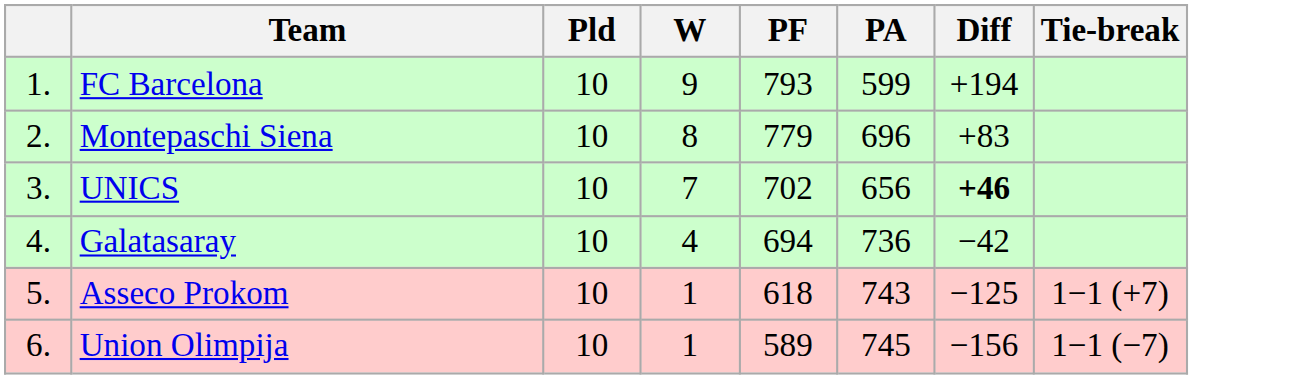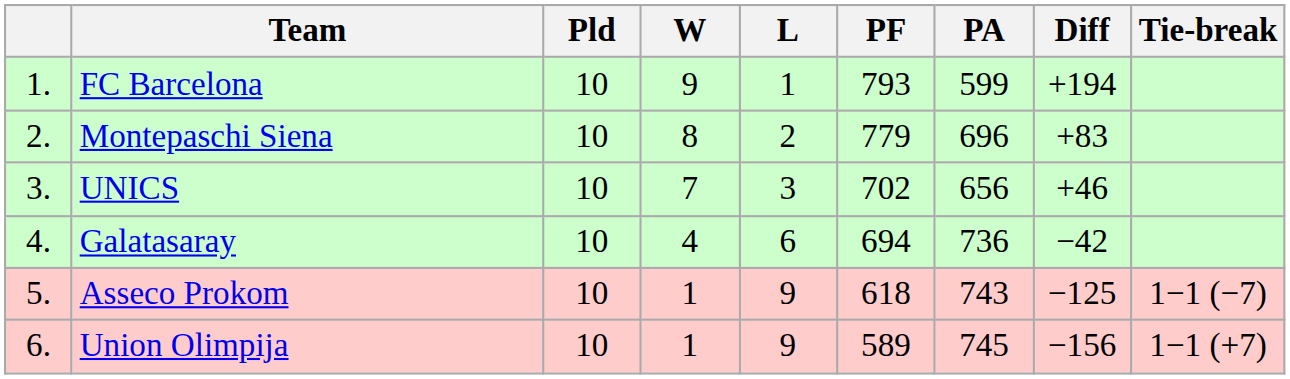+ column: (788, 30)
(984, 188) bold -> (1082, 188) normal
(1110, 293) 1−1 (+7) -> (1208, 293) 1−1 (−7)
(1110, 345) 1−1 (−7) -> (1208, 345) 1−1 (+7)
